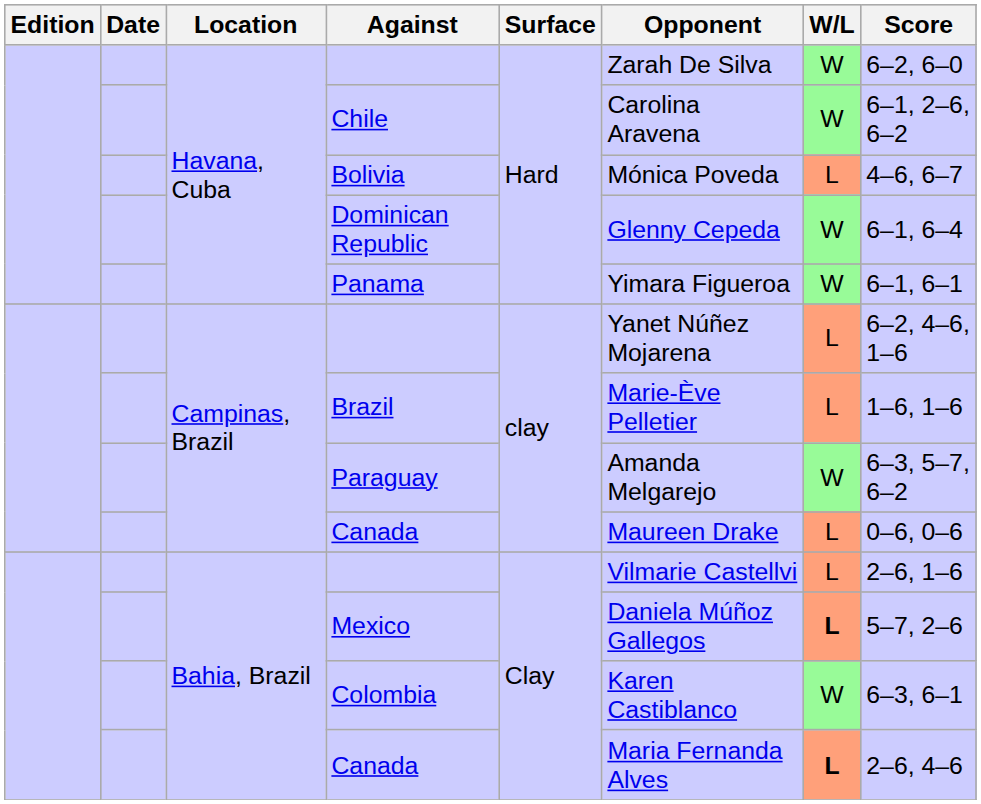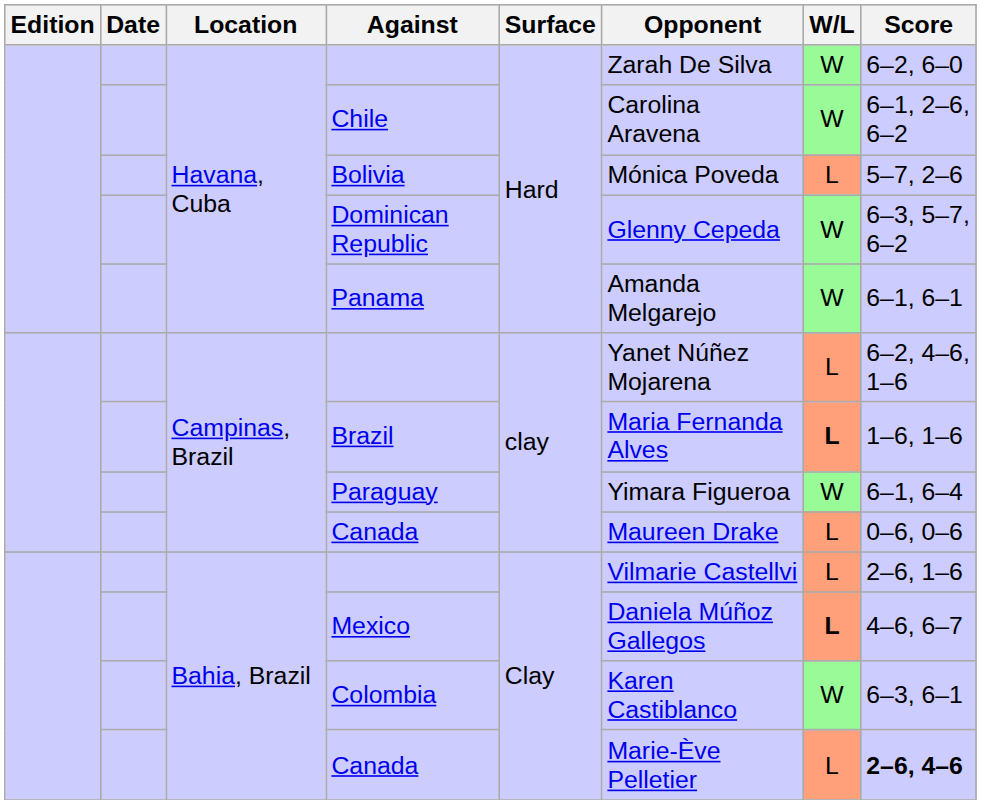(915, 173) 4–6, 6–7 -> (915, 173) 5–7, 2–6
(915, 228) 6–1, 6–4 -> (918, 228) 6–3, 5–7, 6–2
(699, 283) Yimara Figueroa -> (662, 297) Amanda Melgarejo
(664, 407) Marie-Ève Pelletier -> (695, 435) Maria Fernanda Alves
(832, 407) normal -> (832, 435) bold
(662, 476) Amanda Melgarejo -> (699, 490) Yimara Figueroa
(918, 476) 6–3, 5–7, 6–2 -> (915, 490) 6–1, 6–4
(915, 625) 5–7, 2–6 -> (915, 625) 4–6, 6–7
(695, 764) Maria Fernanda Alves -> (664, 764) Marie-Ève Pelletier
(832, 764) bold -> (832, 764) normal
(915, 764) normal -> (915, 764) bold
